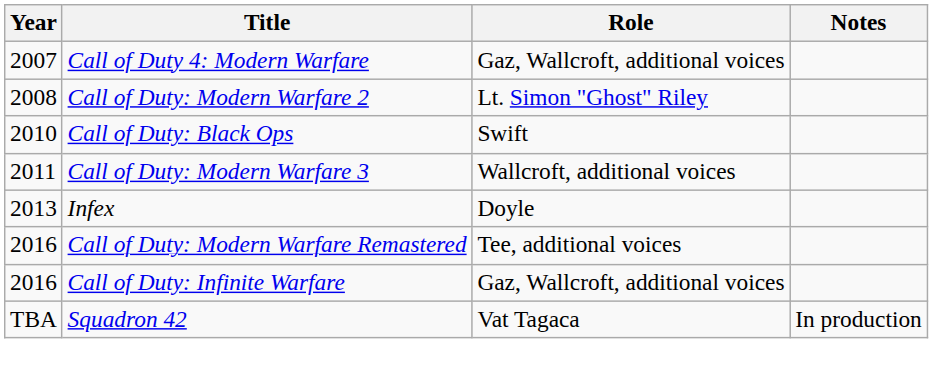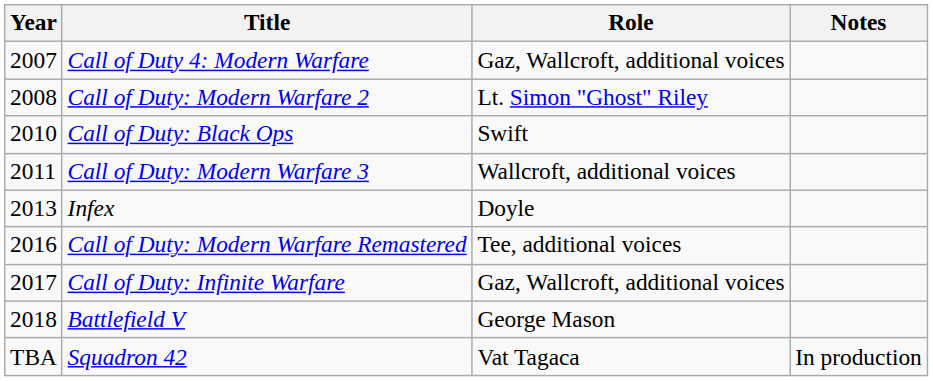(33, 282) 2016 -> (33, 282) 2017
+ row: (126, 319)
